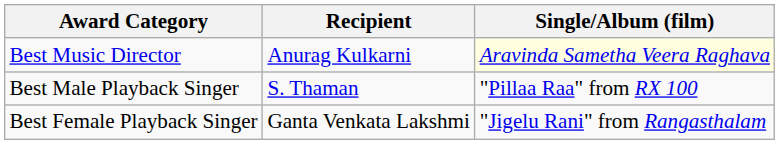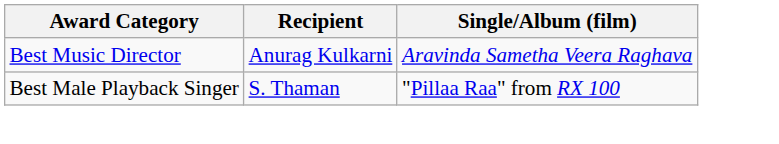(625, 54) lightyellow background -> (547, 54) no background
- row: (134, 121)
